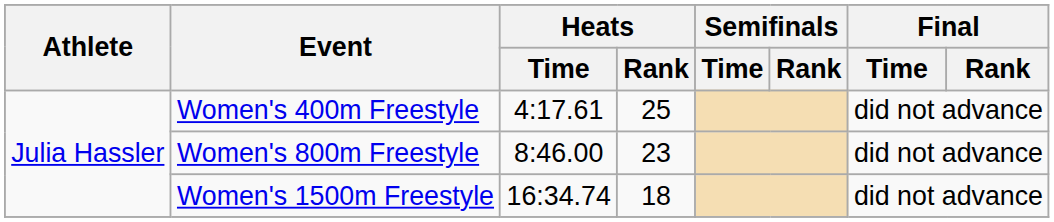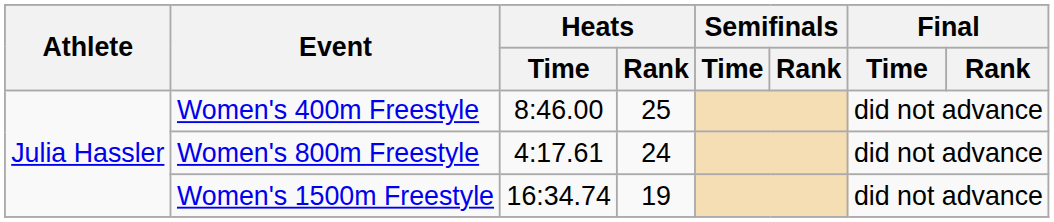(559, 111) 4:17.61 -> (559, 111) 8:46.00
(559, 153) 8:46.00 -> (559, 153) 4:17.61
(656, 153) 23 -> (656, 153) 24
(656, 196) 18 -> (656, 196) 19
